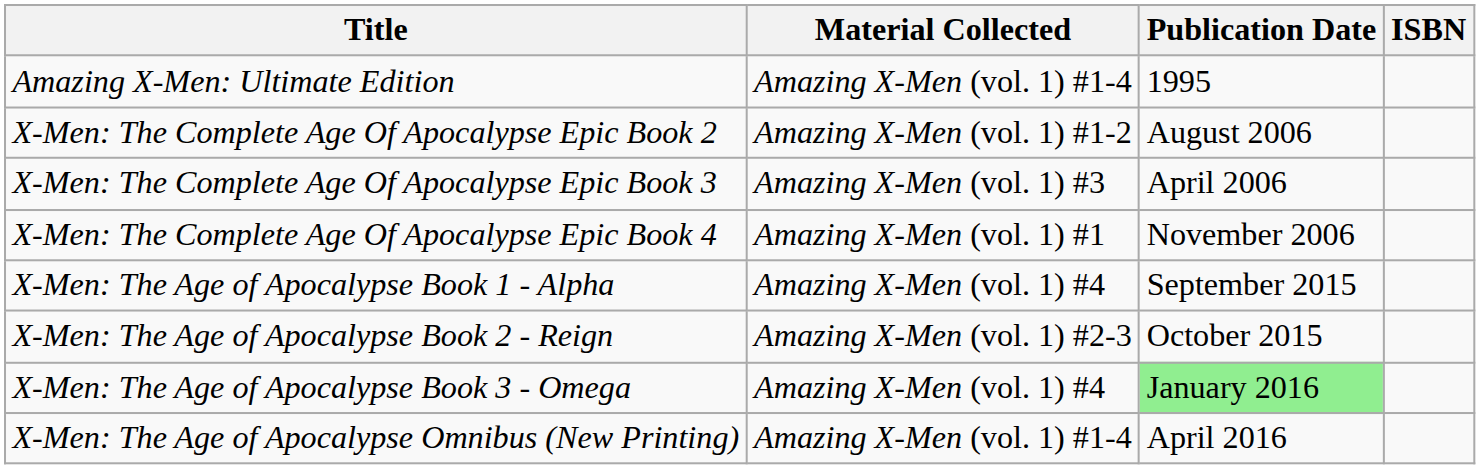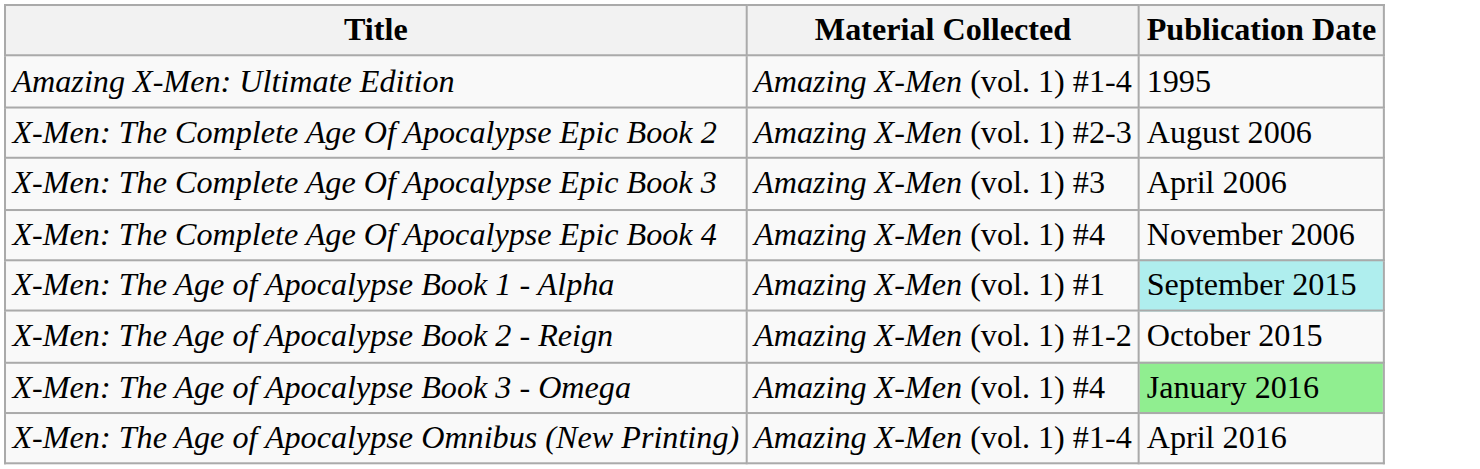- column: (1429, 30)
(943, 132) Amazing X-Men (vol. 1) #1-2 -> (943, 132) Amazing X-Men (vol. 1) #2-3
(930, 234) Amazing X-Men (vol. 1) #1 -> (930, 234) Amazing X-Men (vol. 1) #4
(930, 285) Amazing X-Men (vol. 1) #4 -> (930, 285) Amazing X-Men (vol. 1) #1
(1252, 285) no background -> (1252, 285) paleturquoise background
(943, 336) Amazing X-Men (vol. 1) #2-3 -> (943, 336) Amazing X-Men (vol. 1) #1-2
